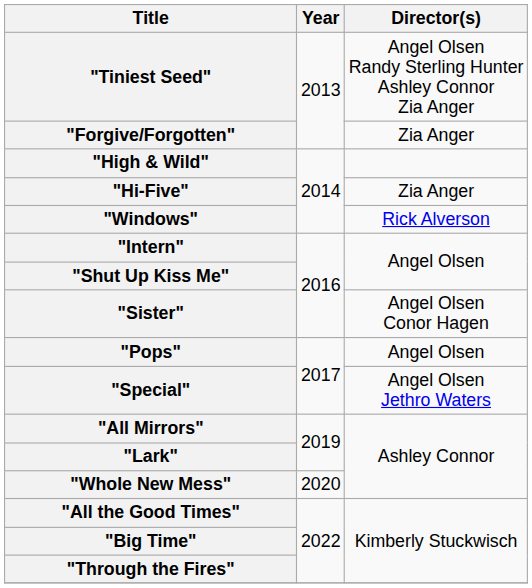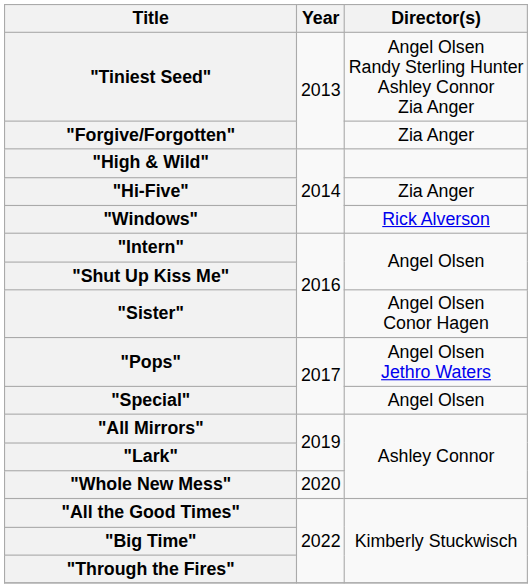(436, 351) Angel Olsen -> (436, 361) Angel Olsen Jethro Waters
(436, 390) Angel Olsen Jethro Waters -> (436, 400) Angel Olsen
